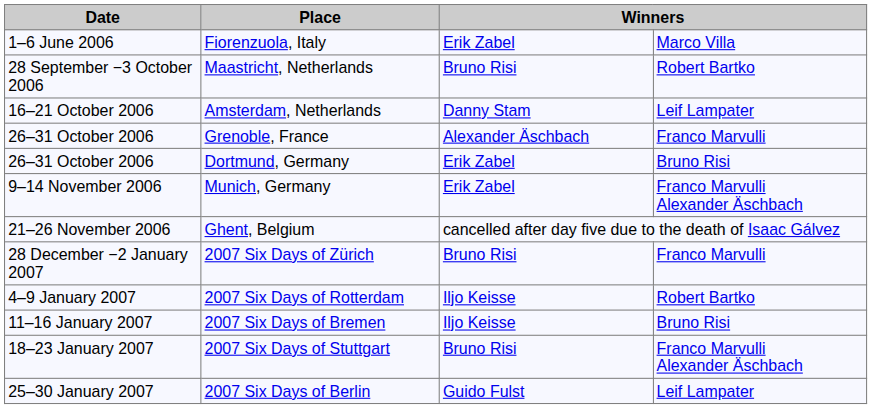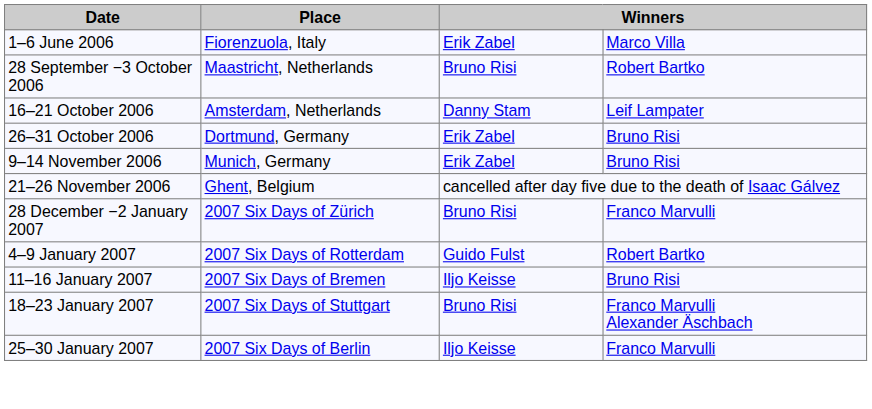- row: (267, 136)
(730, 195) Franco Marvulli Alexander Äschbach -> (643, 161) Bruno Risi
(479, 297) Iljo Keisse -> (484, 254) Guido Fulst
(484, 391) Guido Fulst -> (479, 348) Iljo Keisse
(705, 391) Leif Lampater -> (661, 348) Franco Marvulli
